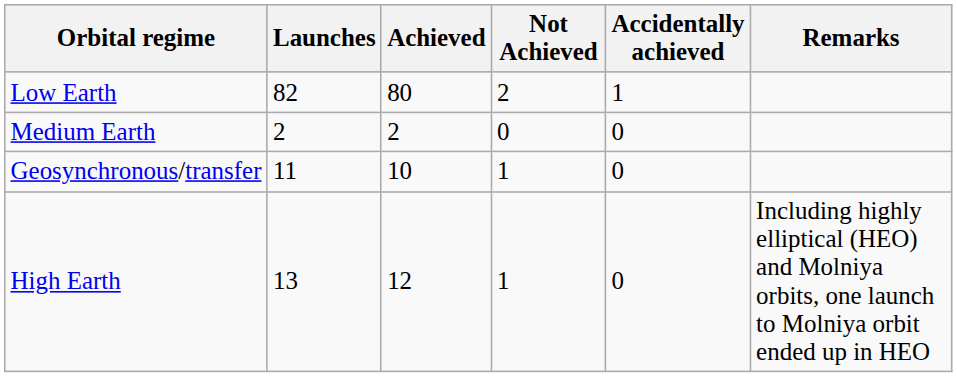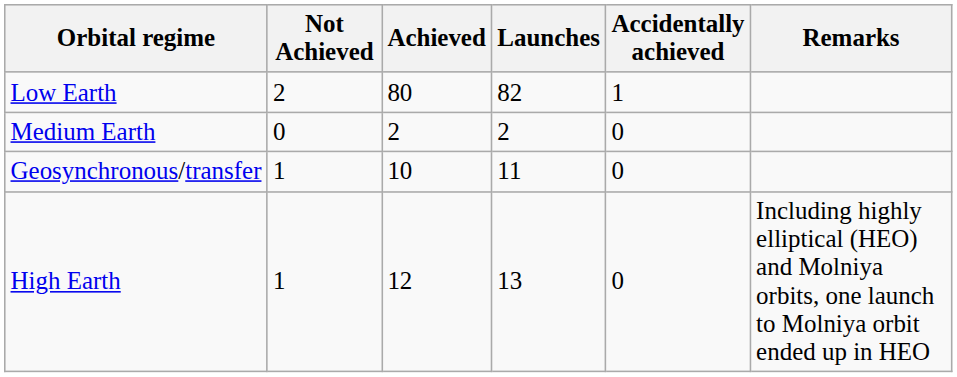columns swapped: (324, 38) <-> (549, 38)
